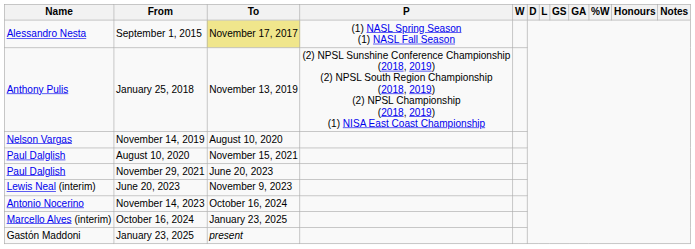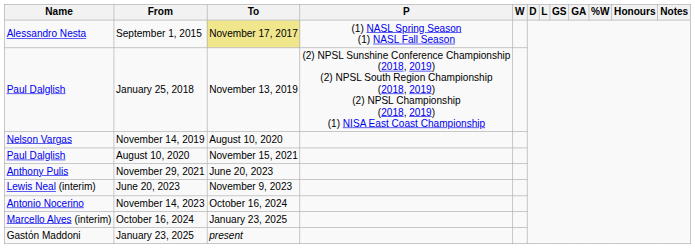(37, 89) Anthony Pulis -> (36, 89) Paul Dalglish
(36, 171) Paul Dalglish -> (37, 171) Anthony Pulis
